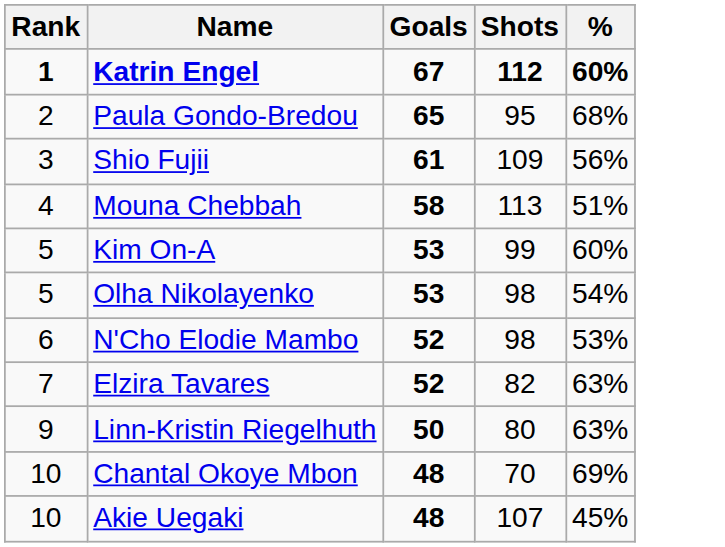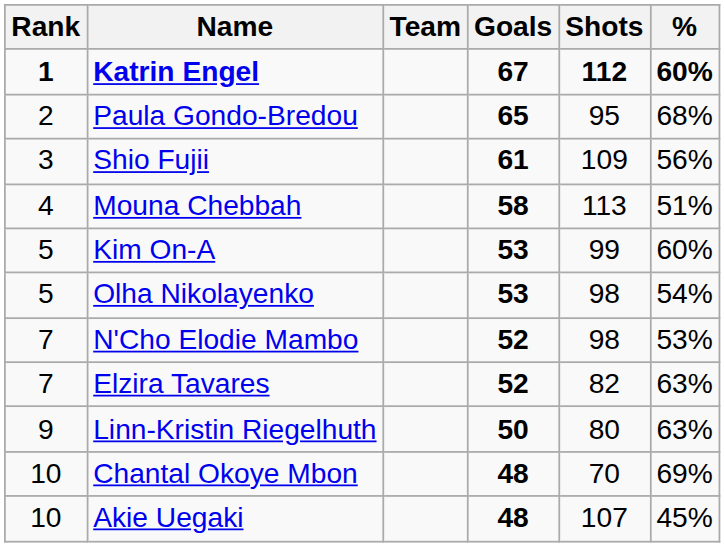+ column: (425, 26)
(46, 339) 6 -> (46, 339) 7
